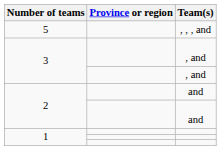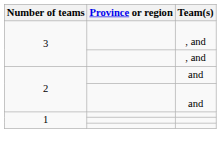- row: (46, 29)
